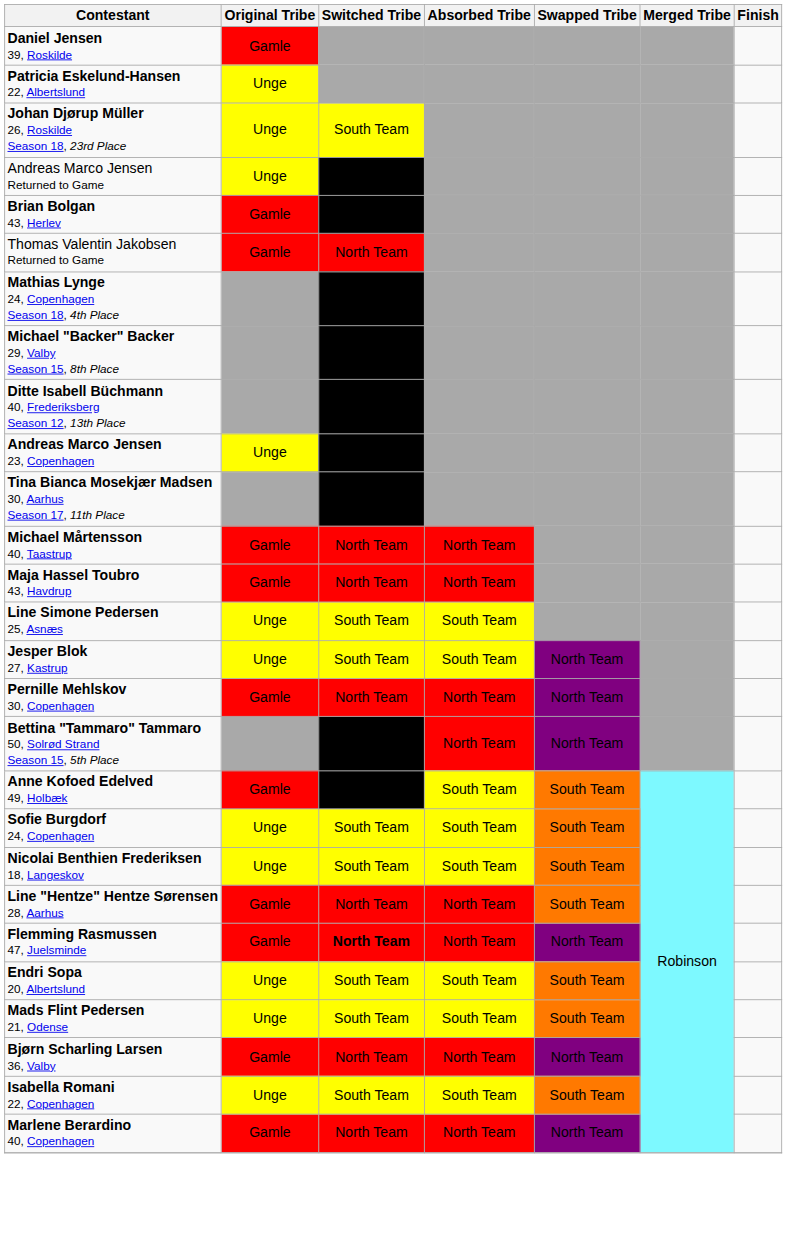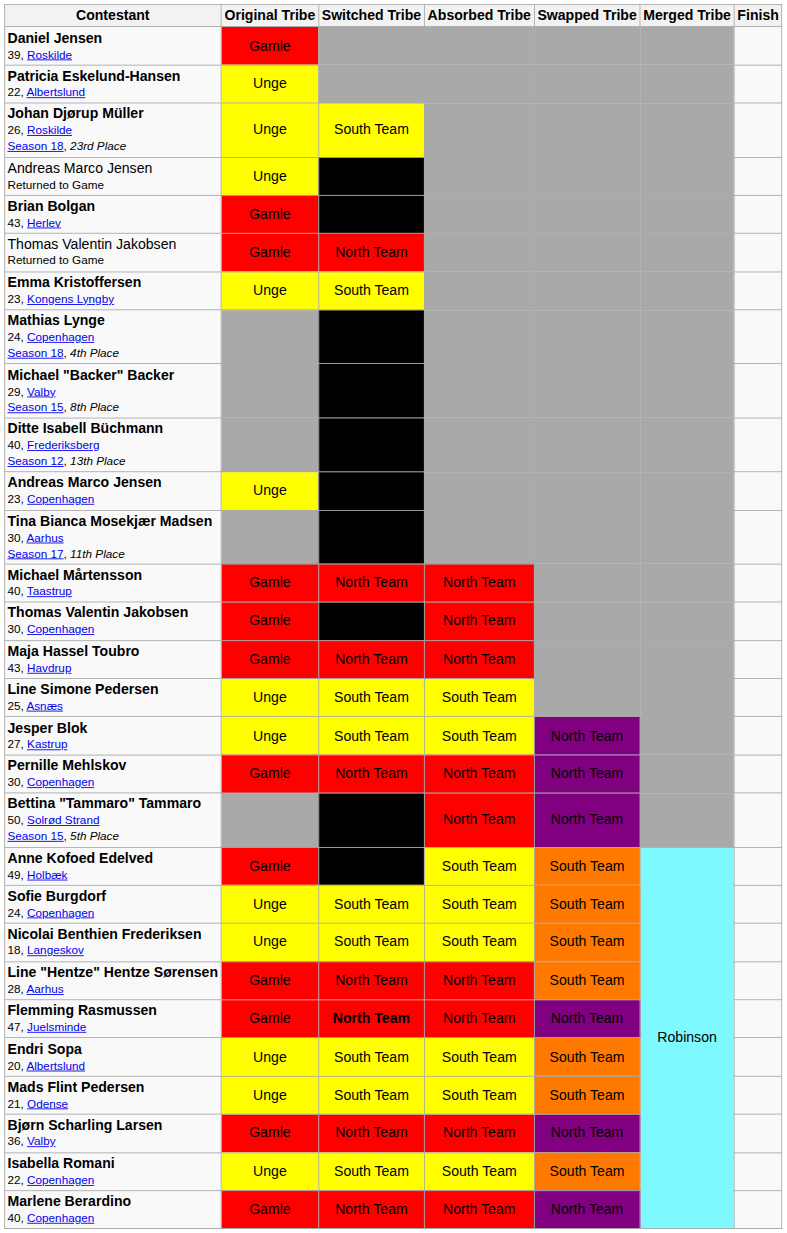+ row: (74, 290)
+ row: (98, 621)
